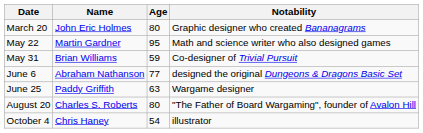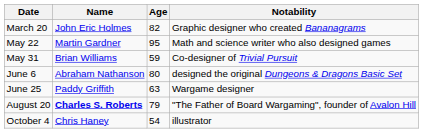(154, 27) 80 -> (154, 27) 82
(154, 74) 77 -> (154, 74) 80
(96, 105) normal -> (99, 105) bold
(154, 105) 80 -> (154, 105) 79
